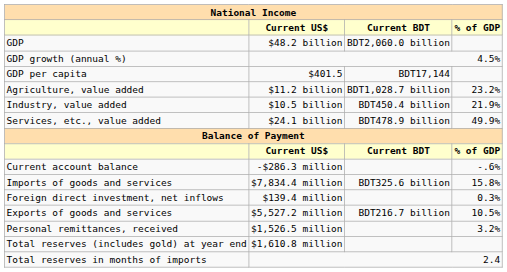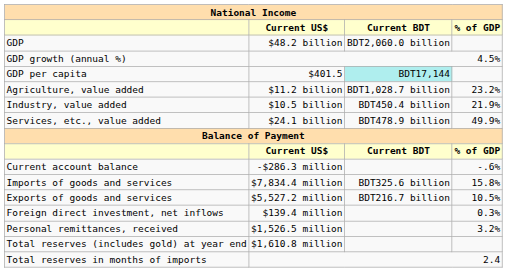(424, 74) no background -> (424, 74) paleturquoise background
rows swapped: (89, 213) <-> (115, 198)
